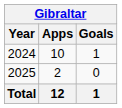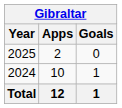rows swapped: (22, 53) <-> (22, 73)
